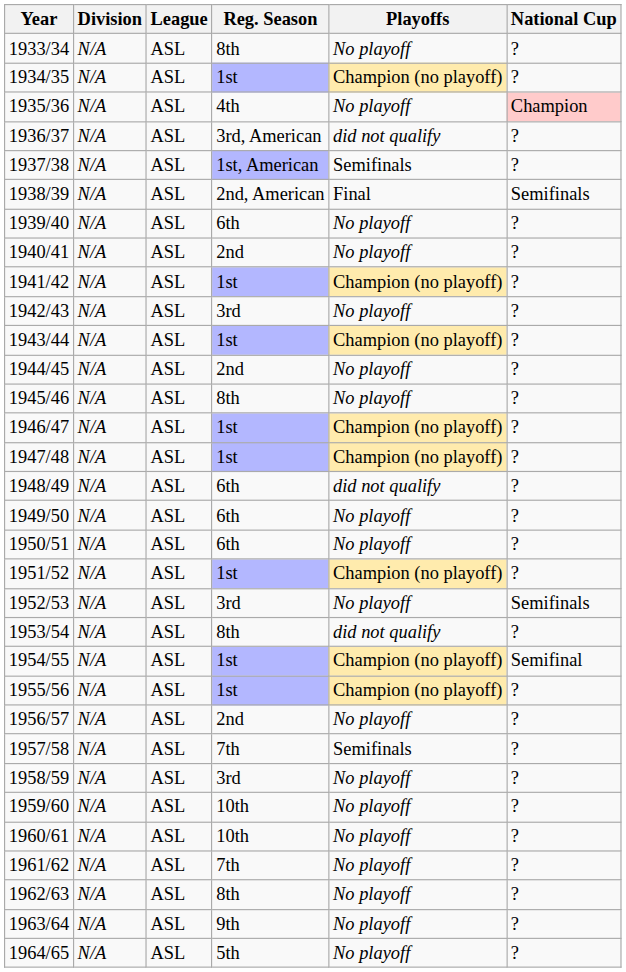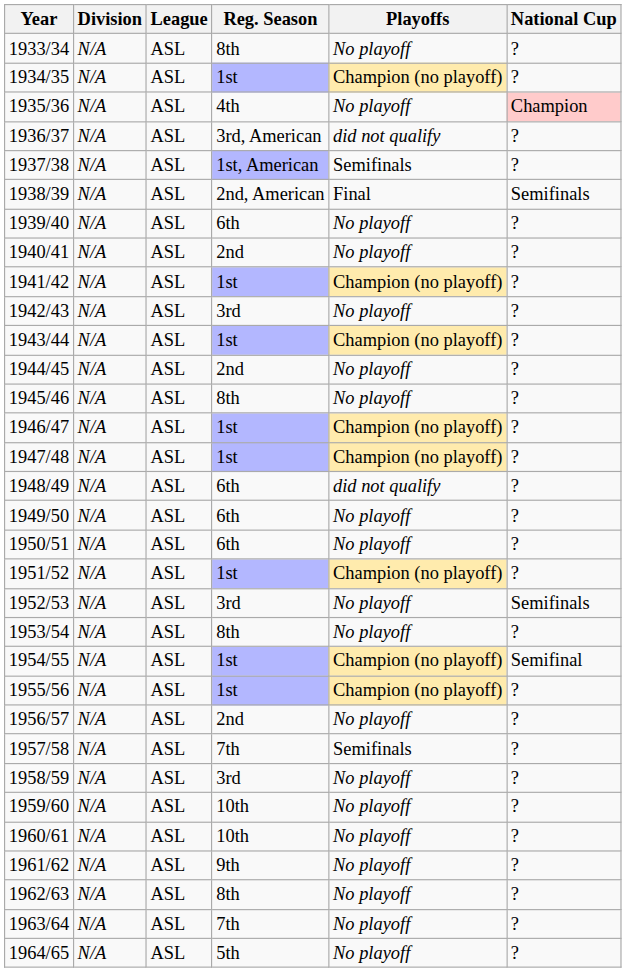(387, 631) did not qualify -> (372, 631) No playoff
(228, 865) 7th -> (228, 865) 9th
(228, 923) 9th -> (228, 923) 7th
